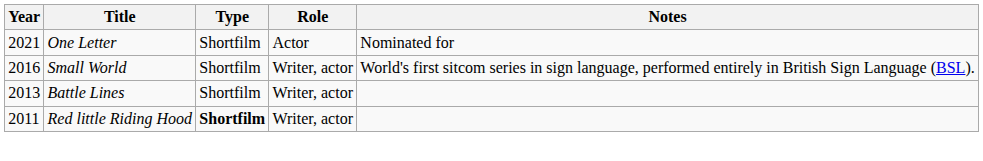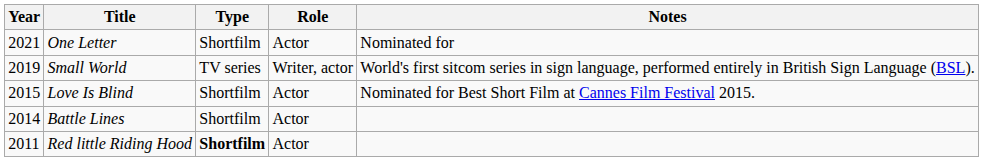(24, 67) 2016 -> (24, 67) 2019
(230, 67) Shortfilm -> (230, 67) TV series
+ row: (90, 93)
(24, 93) 2013 -> (24, 118) 2014
(313, 93) Writer, actor -> (291, 118) Actor
(313, 118) Writer, actor -> (291, 144) Actor
